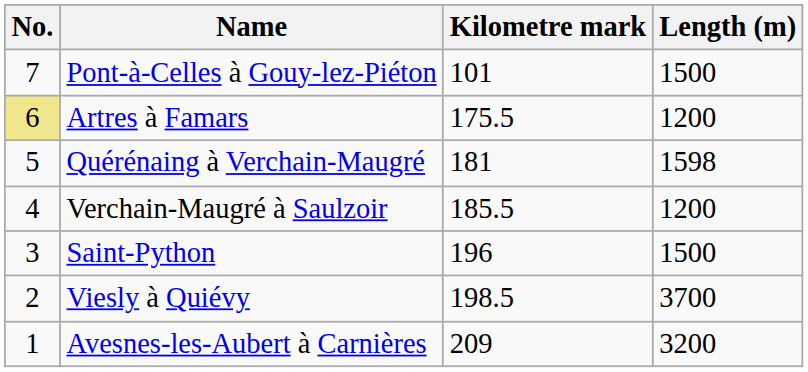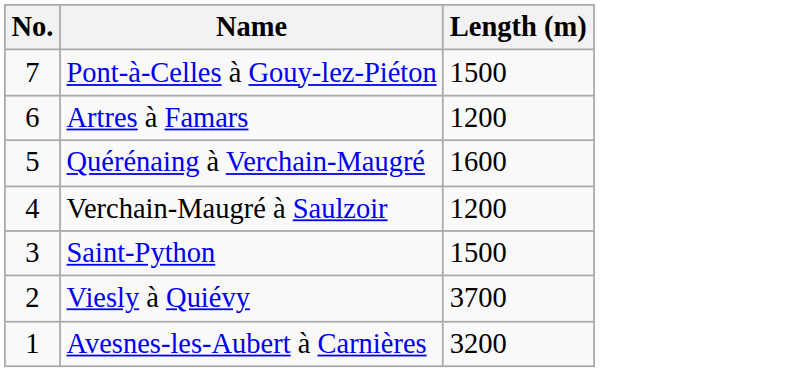- column: (548, 27)
(32, 117) khaki background -> (32, 117) no background
(688, 162) 1598 -> (478, 162) 1600
